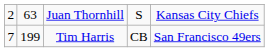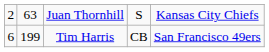(11, 36) 7 -> (11, 36) 6
